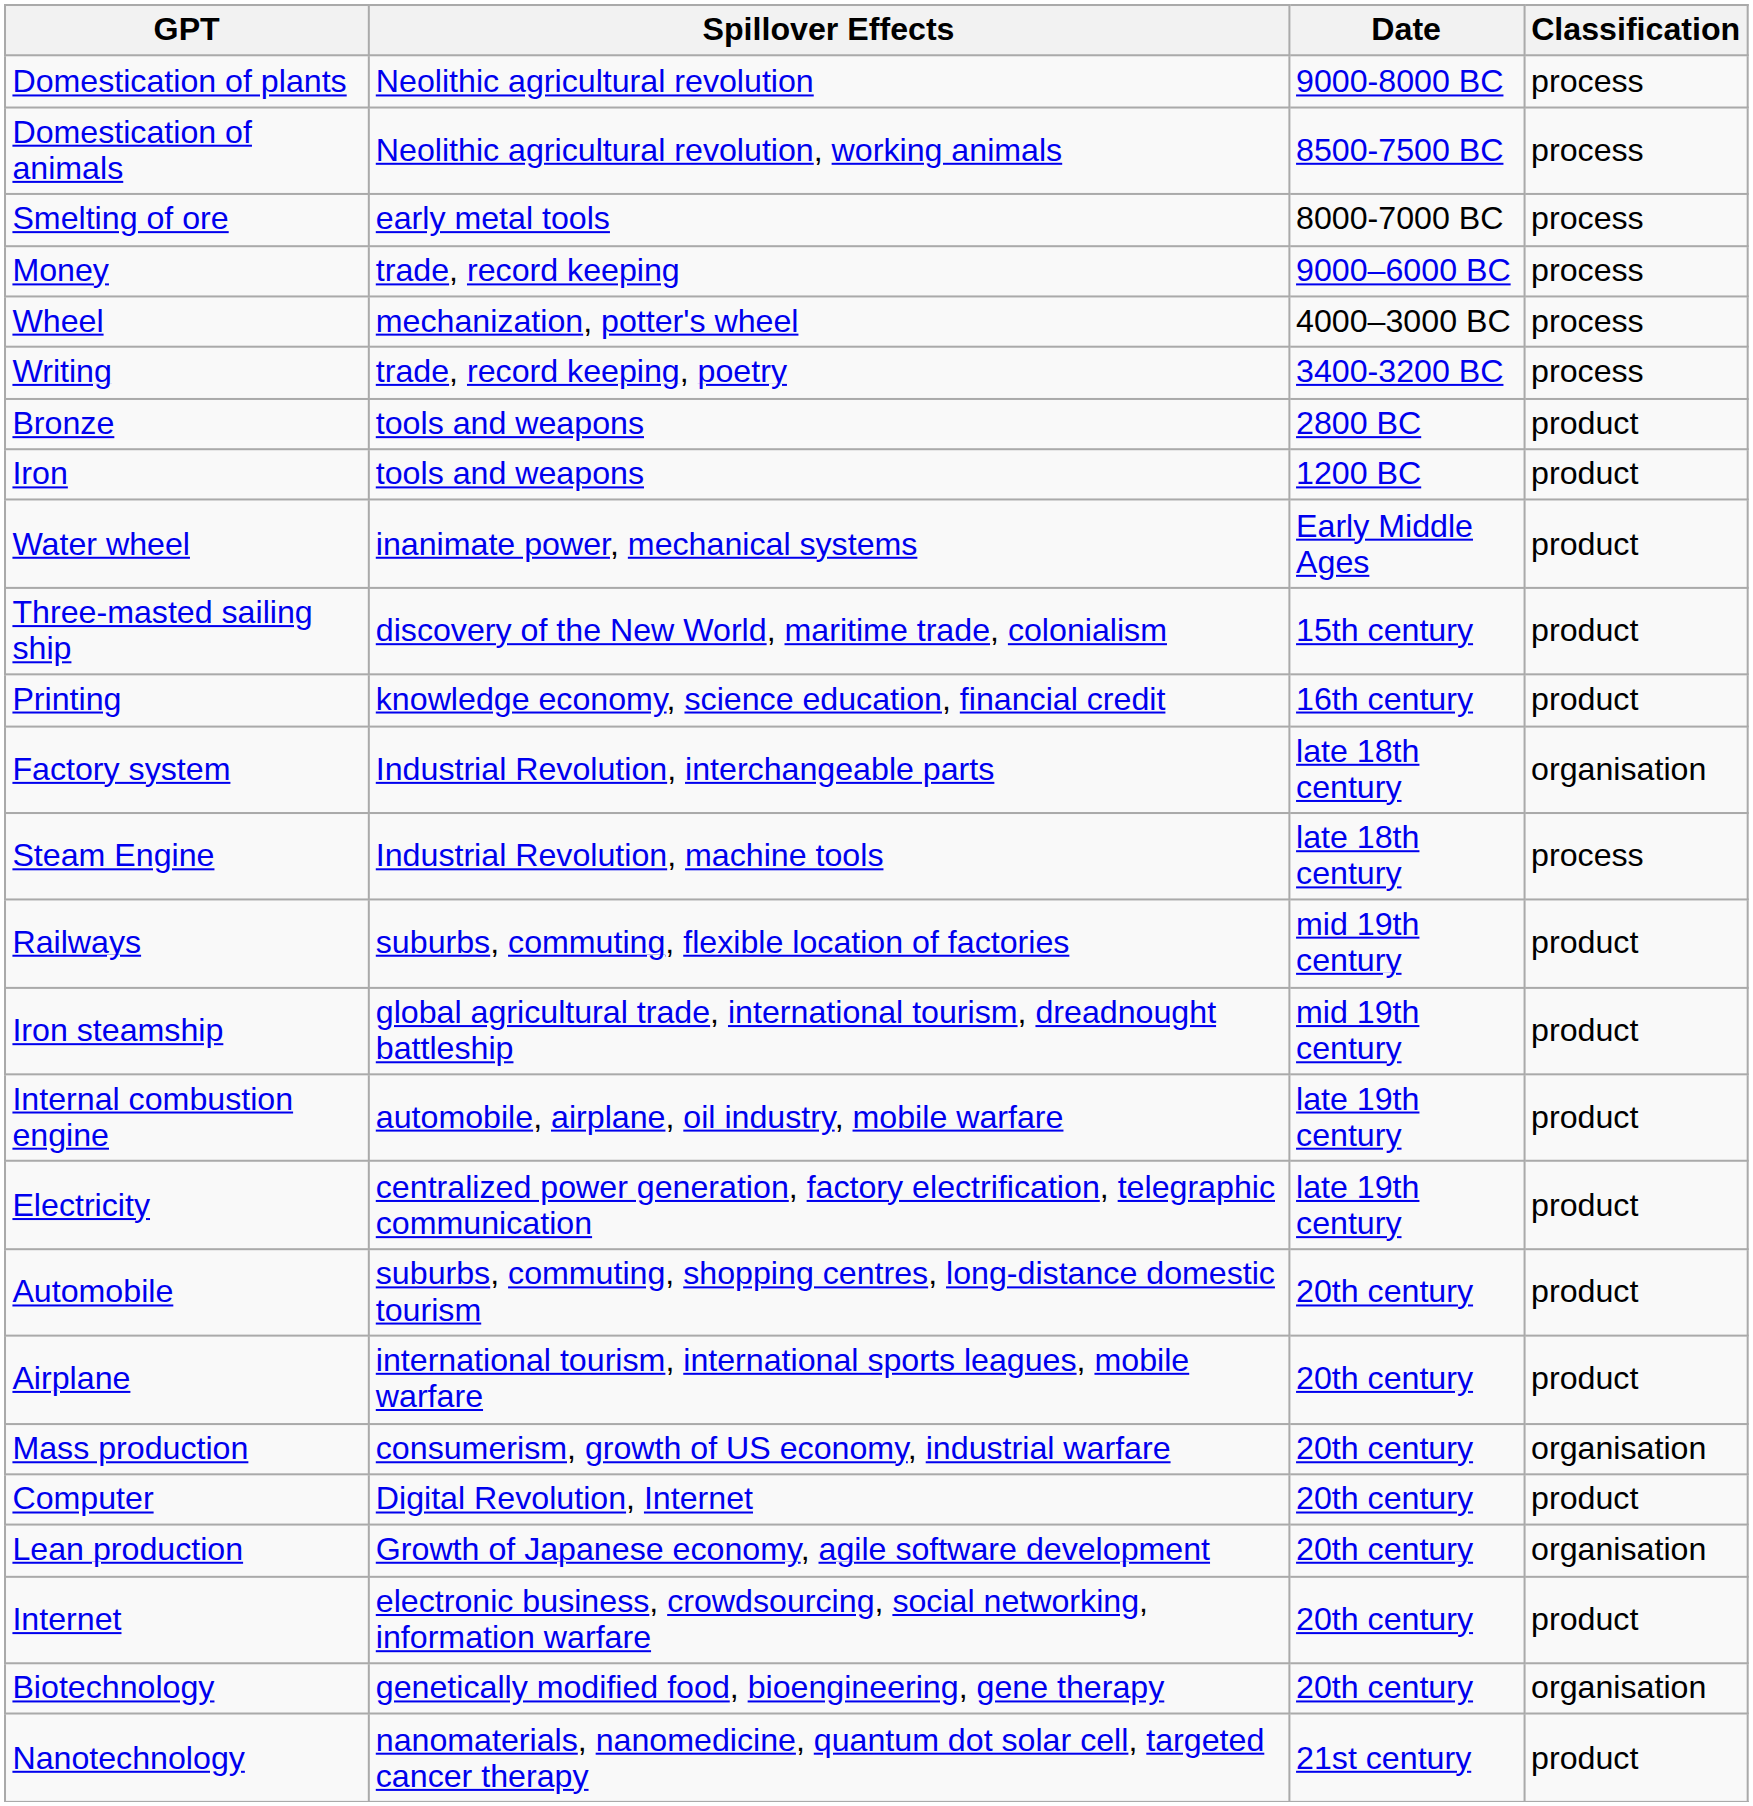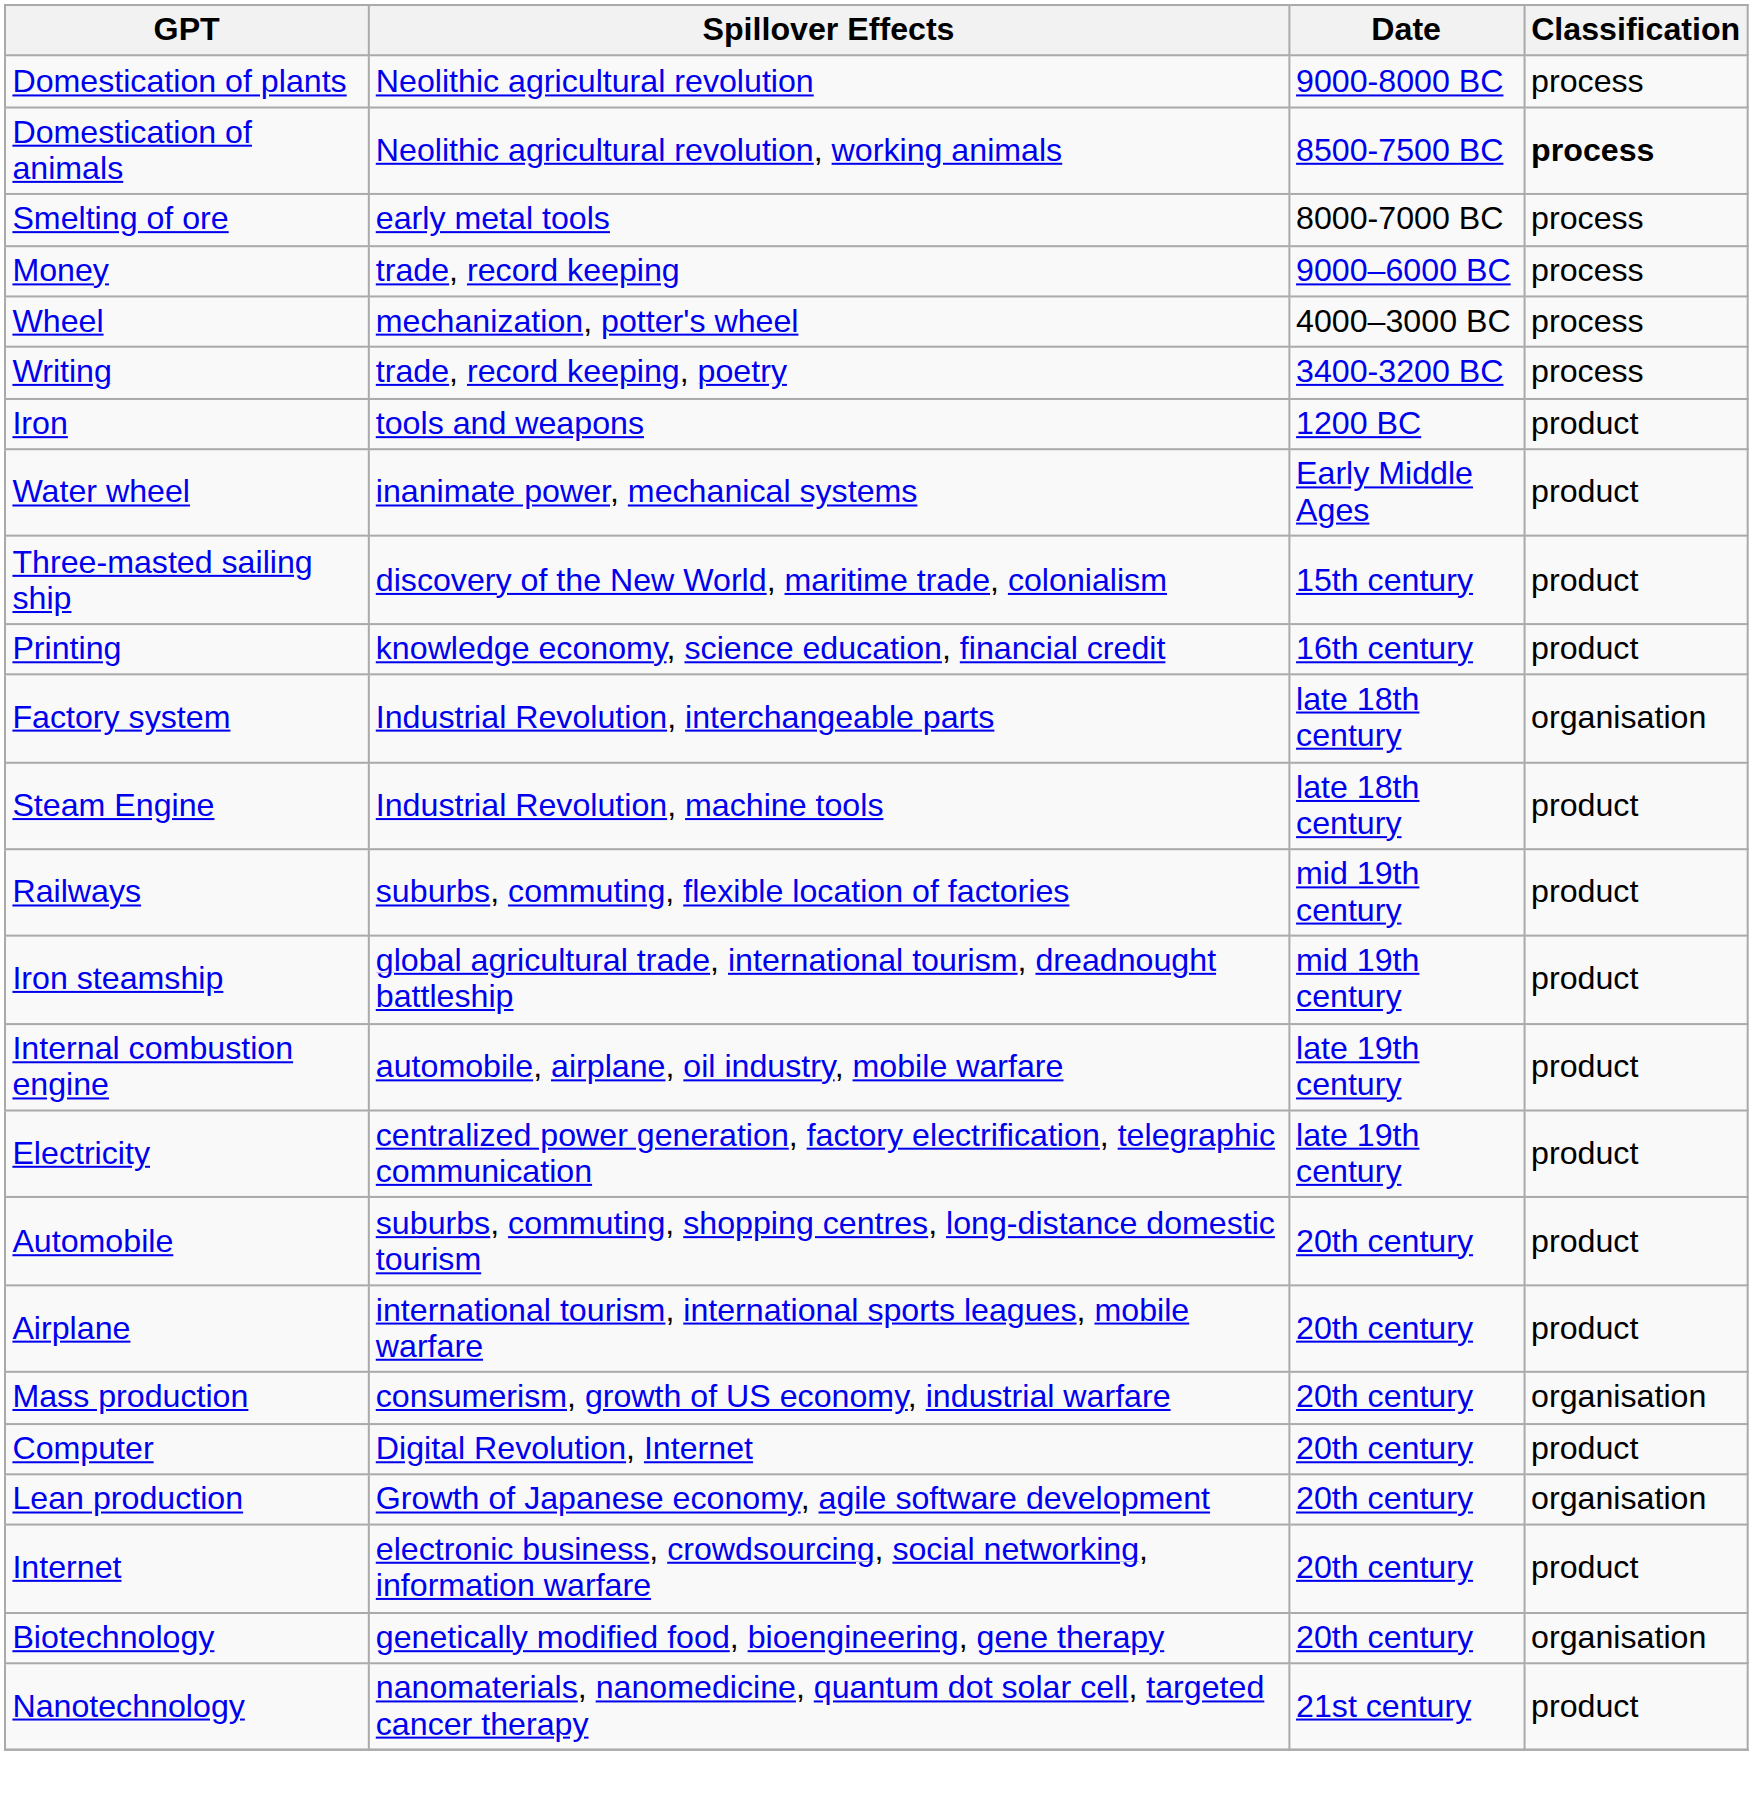(1587, 150) normal -> (1593, 150) bold
- row: (63, 423)
(1587, 855) process -> (1585, 804) product
